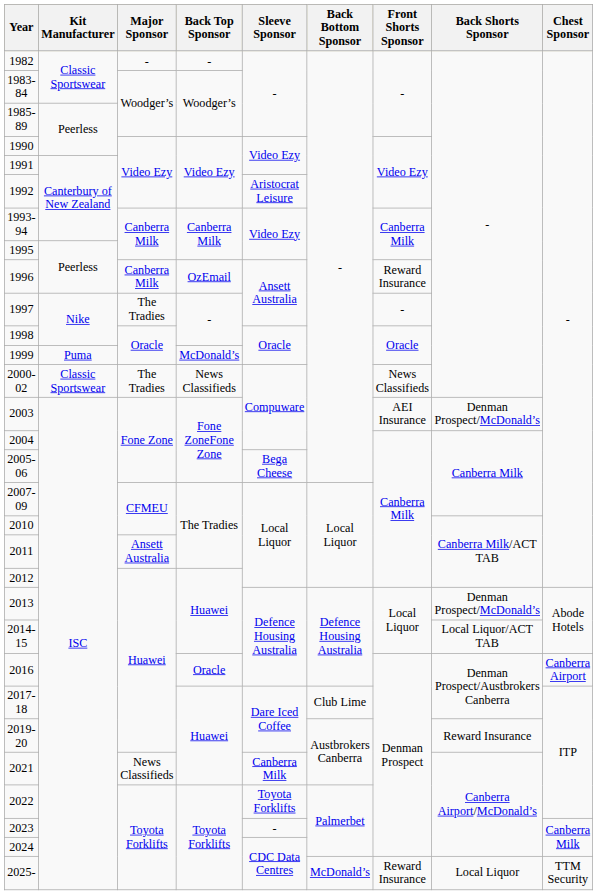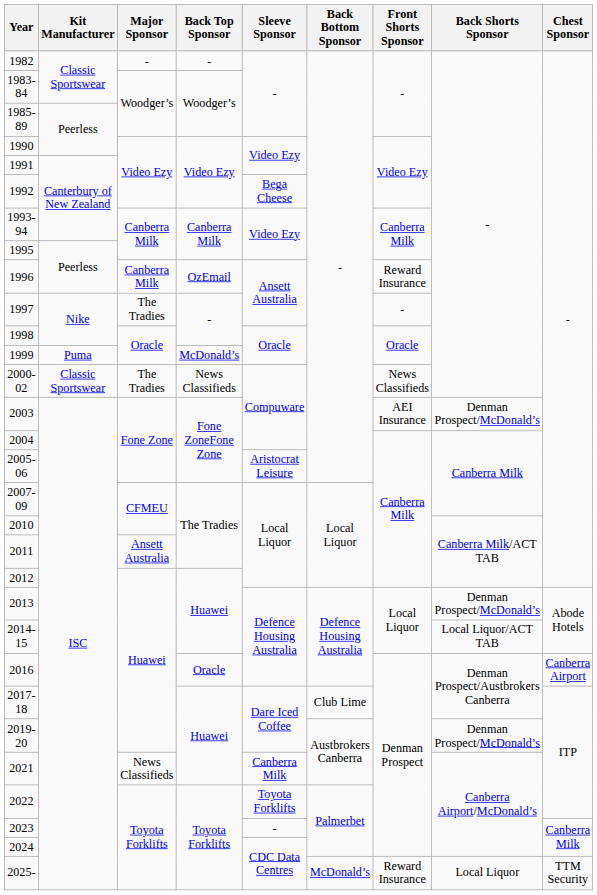(275, 191) Aristocrat Leisure -> (275, 191) Bega Cheese
(275, 466) Bega Cheese -> (275, 466) Aristocrat Leisure
(487, 735) Reward Insurance -> (487, 735) Denman Prospect/McDonald’s
